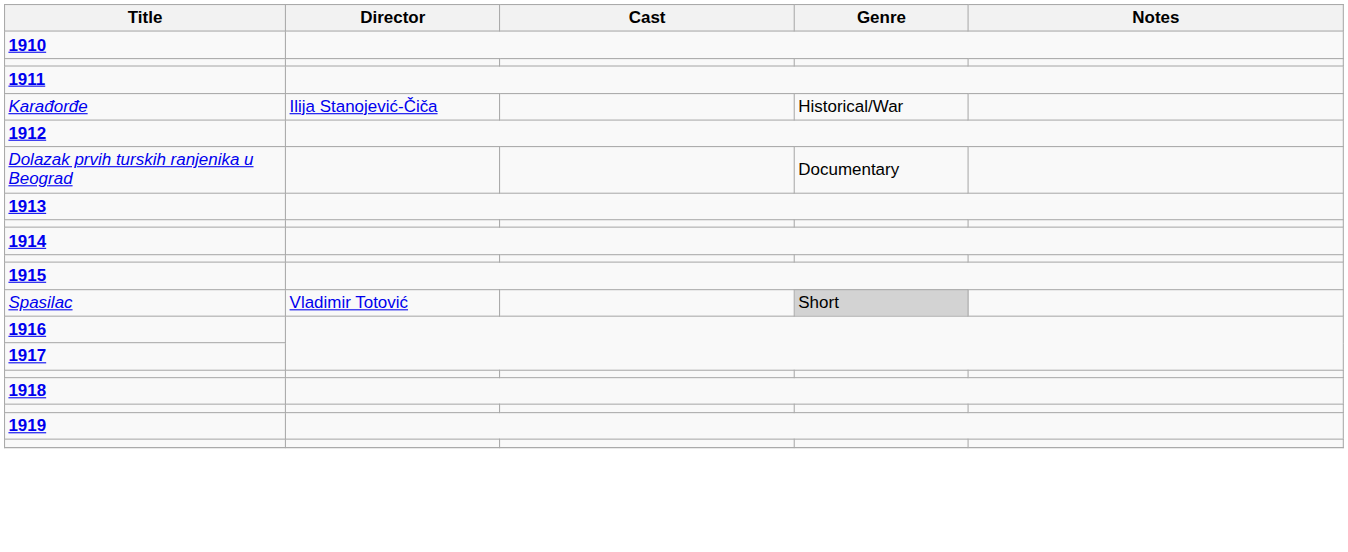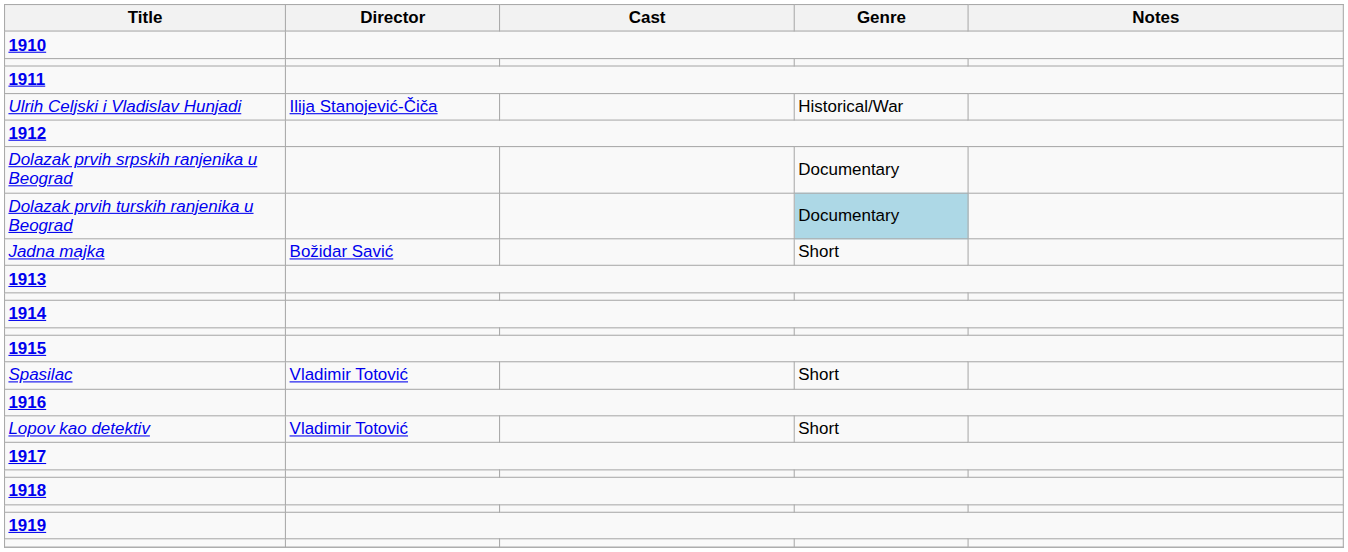- row: (48, 106)
+ row: (125, 106)
+ row: (133, 169)
(849, 169) no background -> (849, 215) lightblue background
+ row: (57, 252)
(819, 302) lightgrey background -> (819, 375) no background
+ row: (79, 429)
